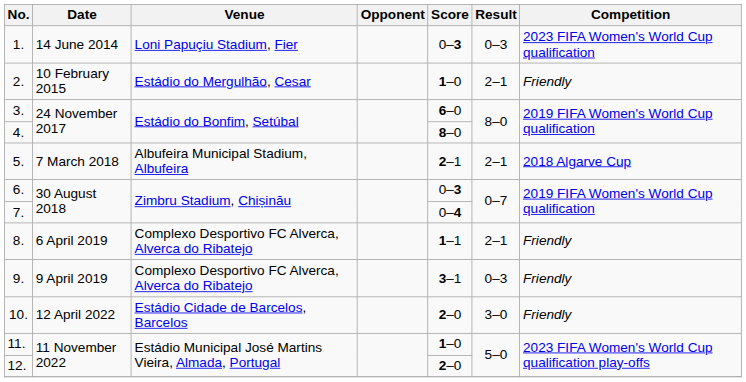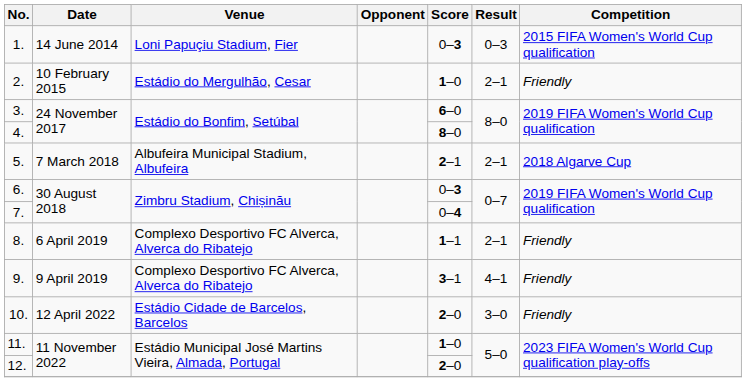(618, 44) 2023 FIFA Women's World Cup qualification -> (618, 44) 2015 FIFA Women's World Cup qualification
(496, 278) 0–3 -> (496, 278) 4–1
